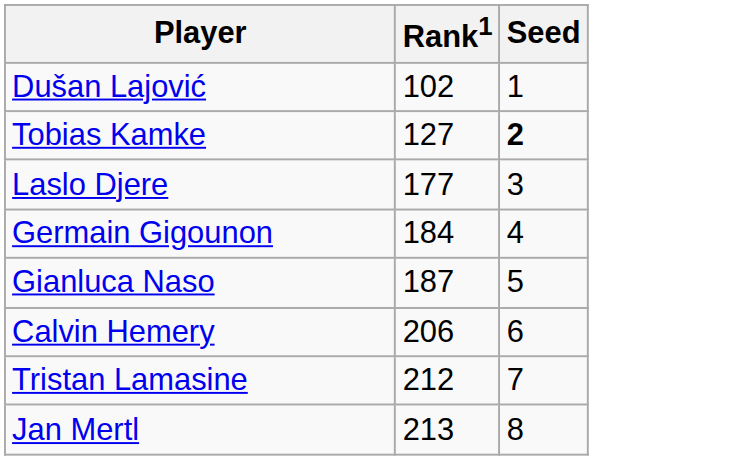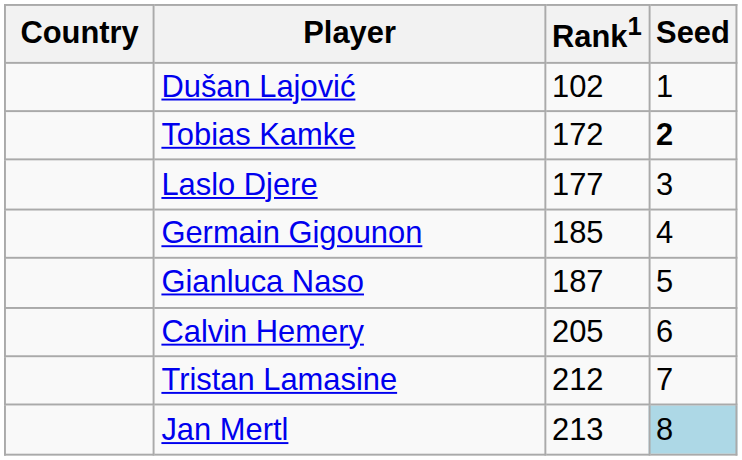+ column: (80, 33)
(428, 135) 127 -> (578, 135) 172
(428, 233) 184 -> (578, 233) 185
(428, 331) 206 -> (578, 331) 205
(515, 429) no background -> (665, 429) lightblue background
